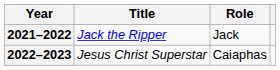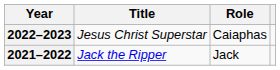rows swapped: (39, 34) <-> (39, 55)
